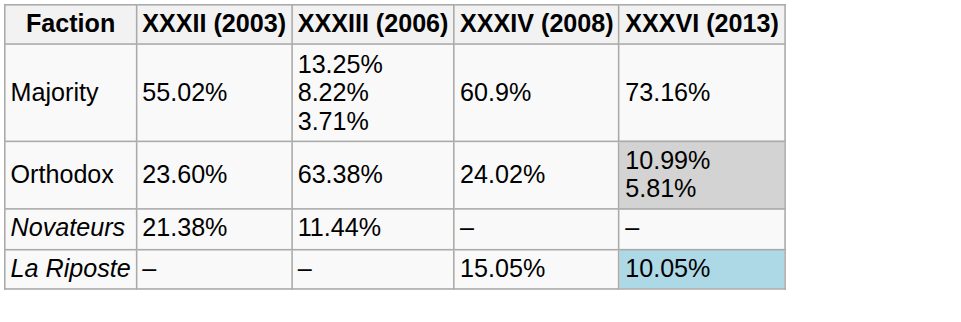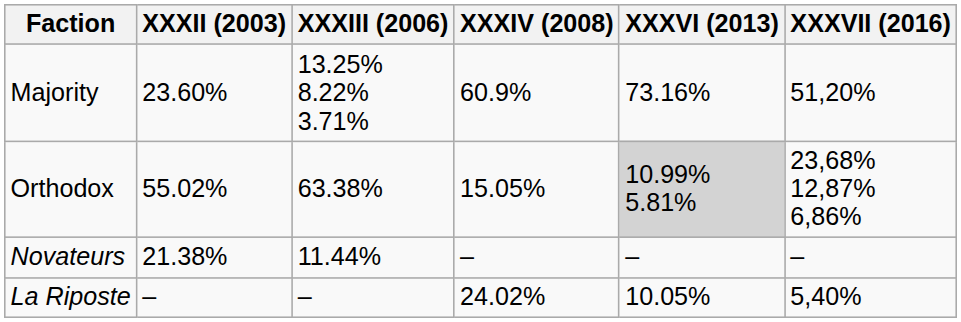+ column: (871, 24)
(185, 92) 55.02% -> (185, 92) 23.60%
(185, 174) 23.60% -> (185, 188) 55.02%
(503, 174) 24.02% -> (503, 188) 15.05%
(503, 268) 15.05% -> (503, 296) 24.02%
(668, 268) lightblue background -> (668, 296) no background
